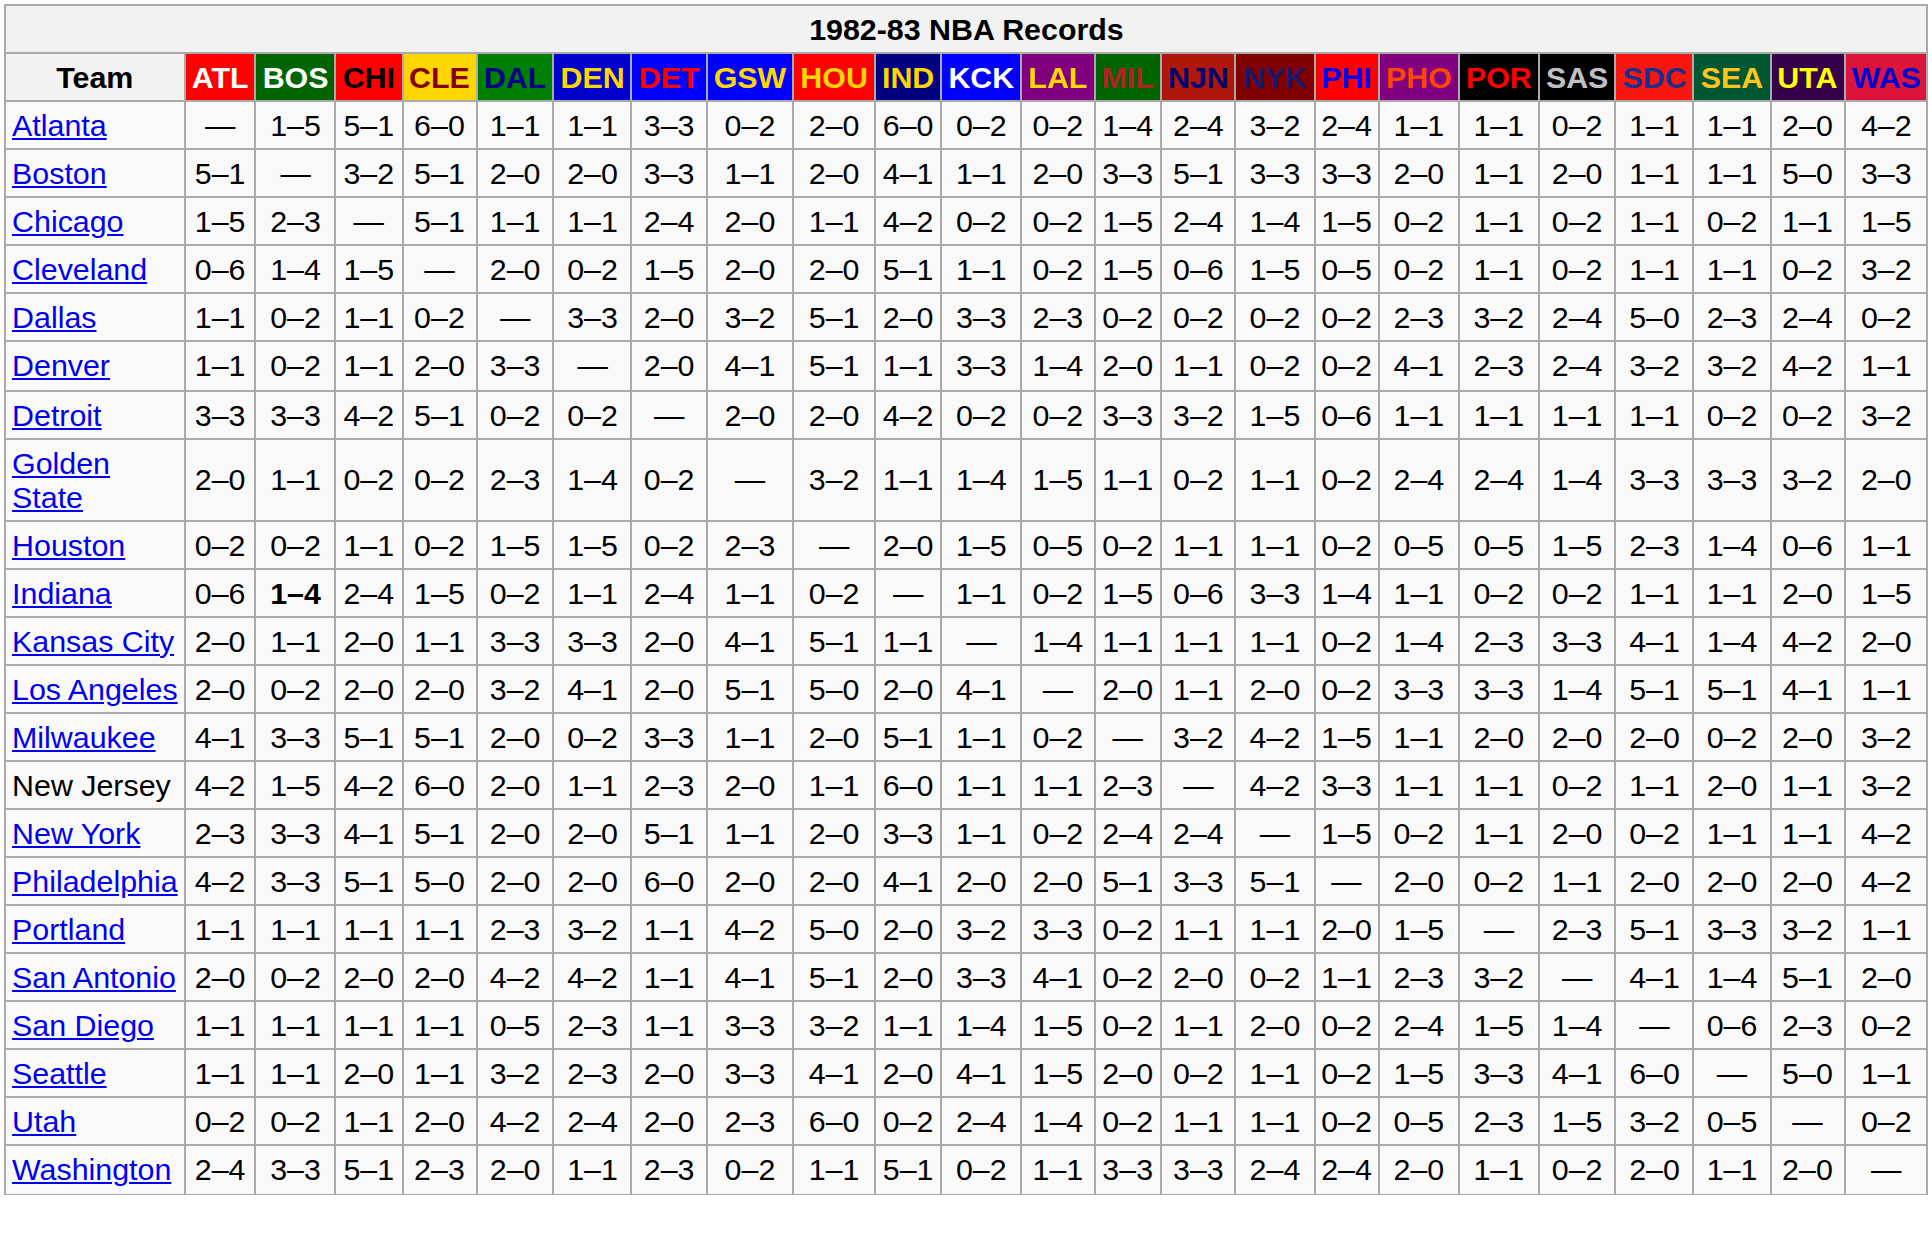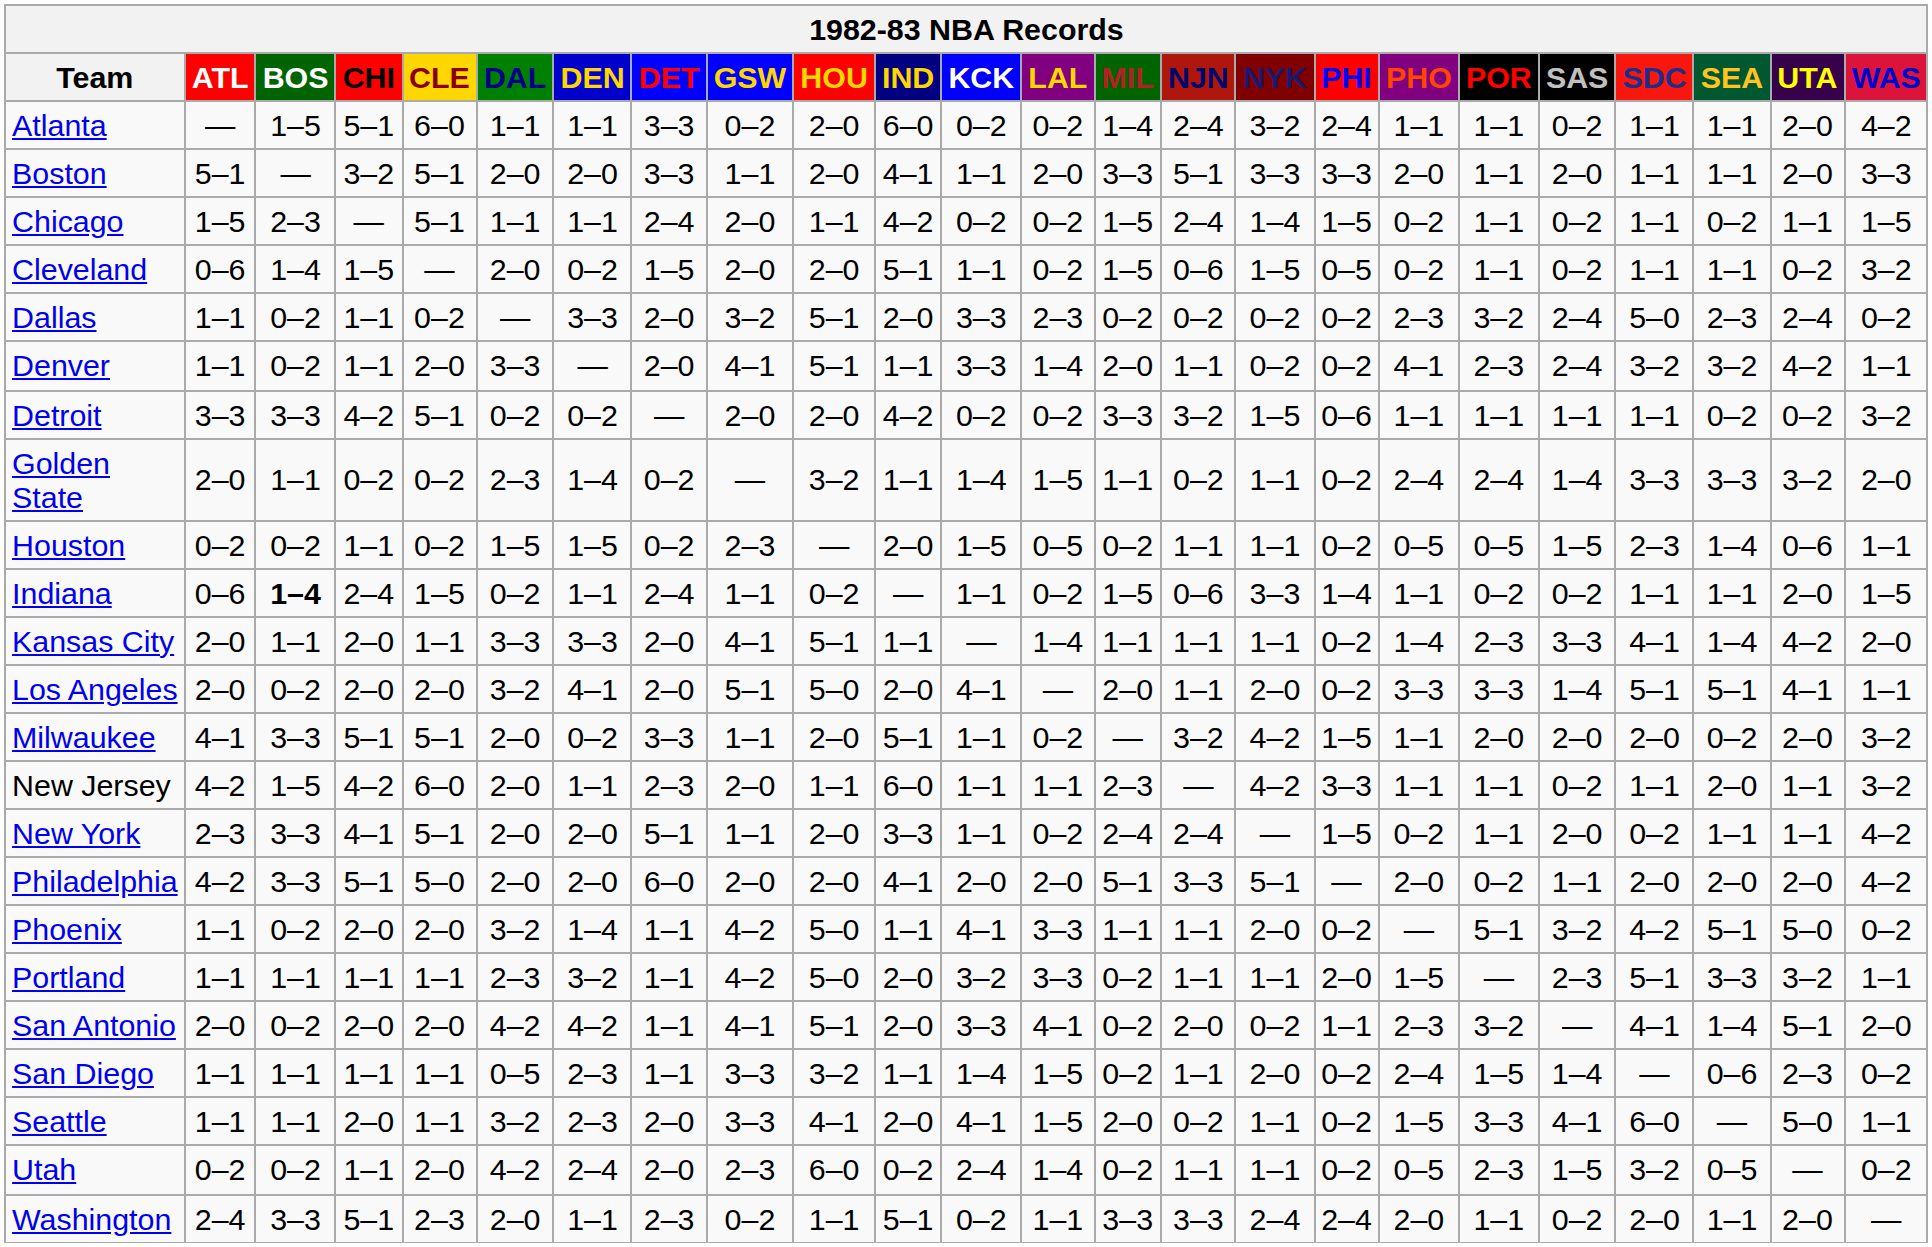(1807, 174) 5–0 -> (1807, 174) 2–0
+ row: (67, 930)
